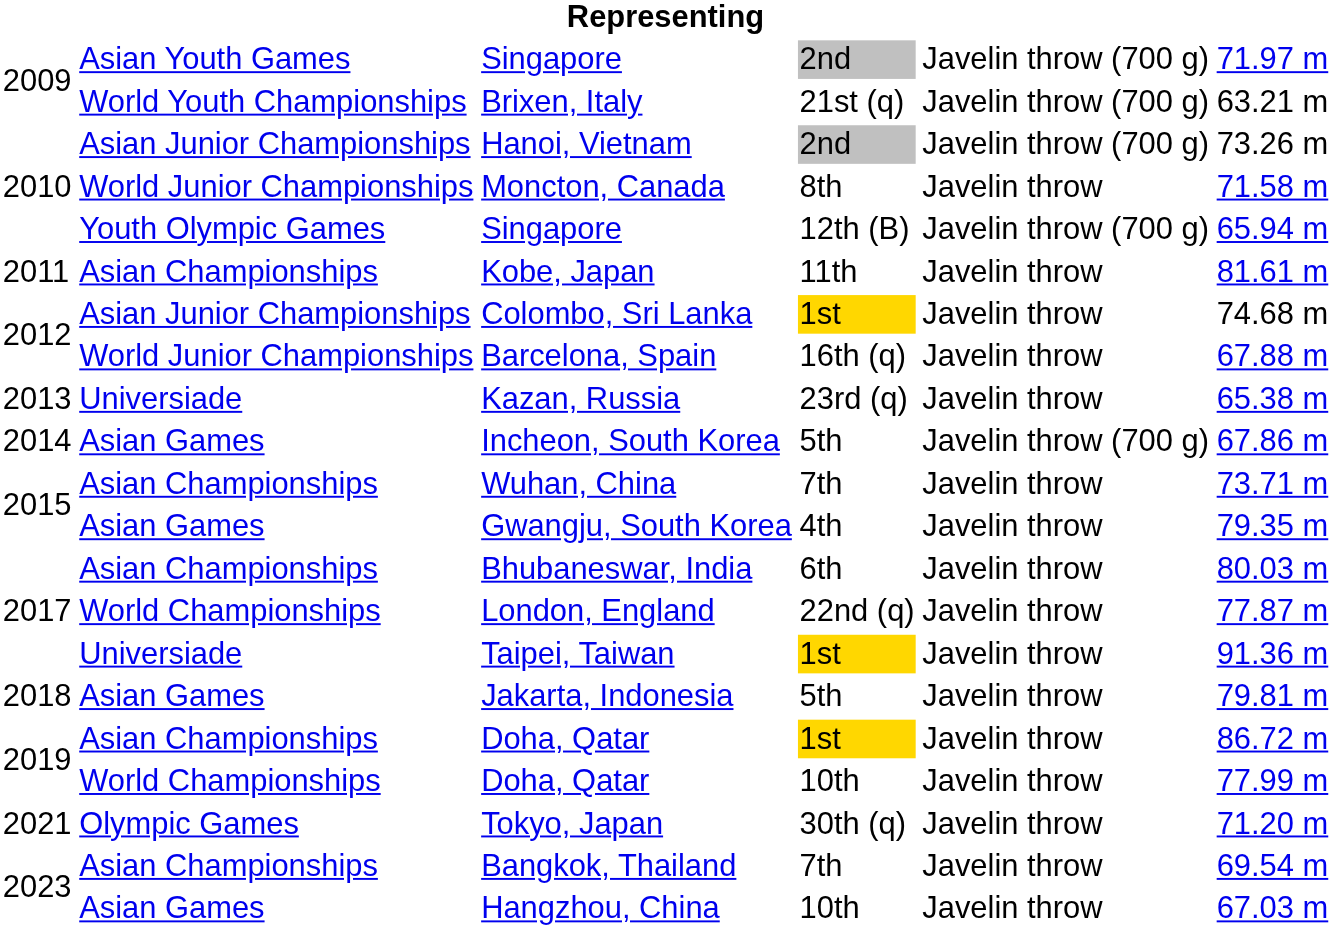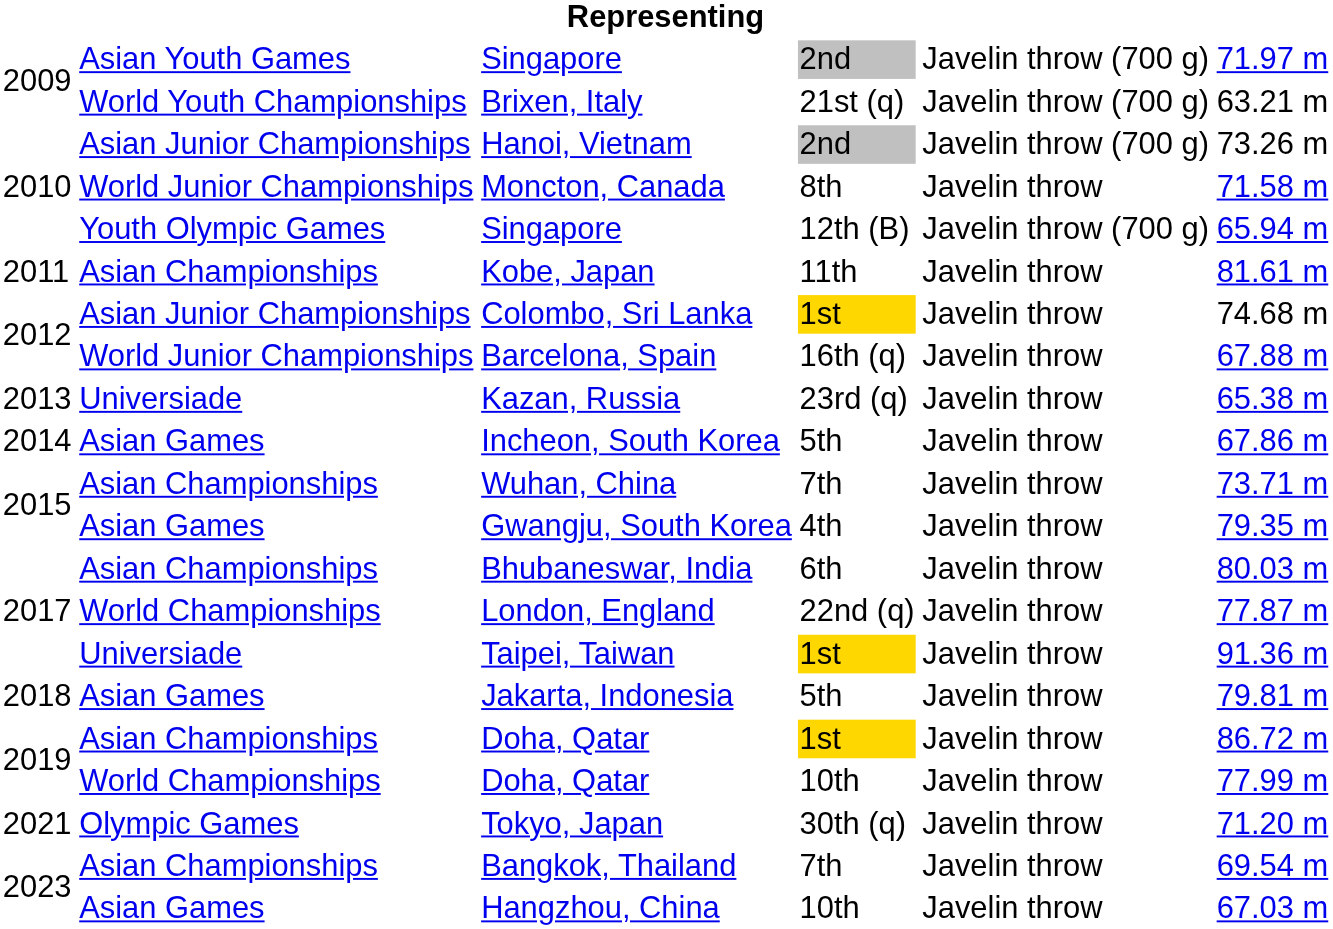(1066, 441) Javelin throw (700 g) -> (1012, 441) Javelin throw
